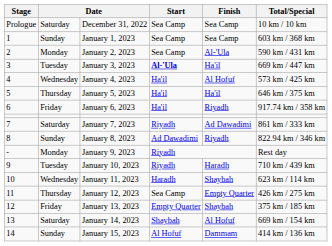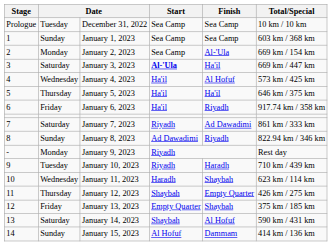(55, 24) Saturday -> (54, 24) Tuesday
(286, 51) 590 km / 431 km -> (286, 51) 669 km / 154 km
(54, 65) Tuesday -> (55, 65) Saturday
(168, 192) Sea Camp -> (165, 192) Shaybah
(286, 220) 669 km / 154 km -> (286, 220) 590 km / 431 km
